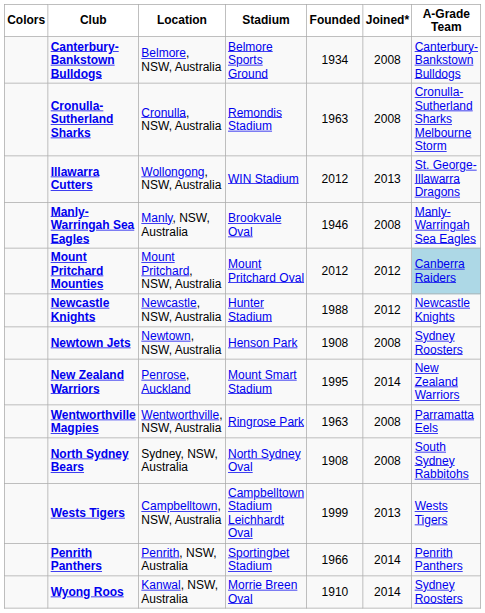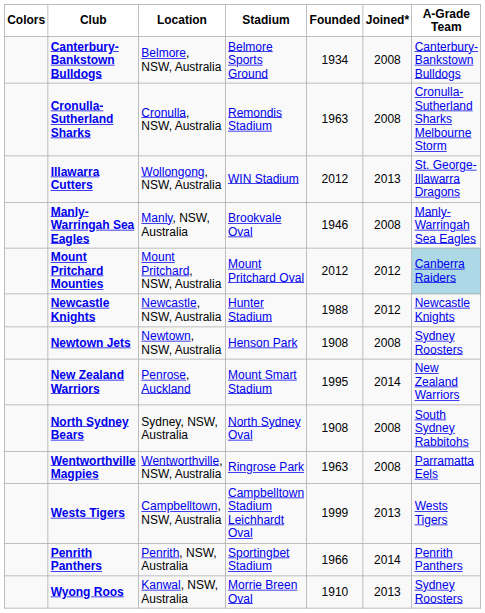rows swapped: (90, 460) <-> (93, 421)
(387, 592) 2014 -> (387, 592) 2013
